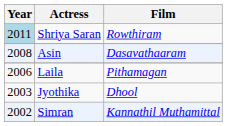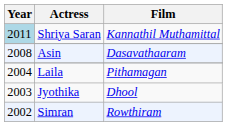(134, 33) Rowthiram -> (163, 33) Kannathil Muthamittal
(20, 72) 2006 -> (20, 72) 2004
(163, 111) Kannathil Muthamittal -> (134, 111) Rowthiram
